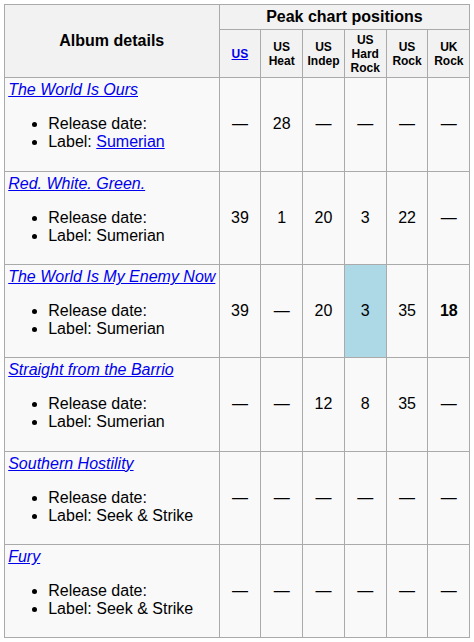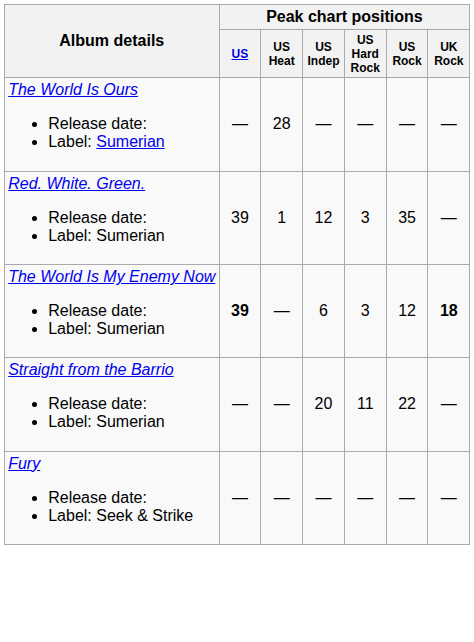(323, 217) 20 -> (323, 217) 12
(407, 217) 22 -> (407, 217) 35
(240, 311) normal -> (240, 311) bold
(323, 311) 20 -> (323, 311) 6
(365, 311) lightblue background -> (365, 311) no background
(407, 311) 35 -> (407, 311) 12
(323, 404) 12 -> (323, 404) 20
(365, 404) 8 -> (365, 404) 11
(407, 404) 35 -> (407, 404) 22
- row: (112, 490)
